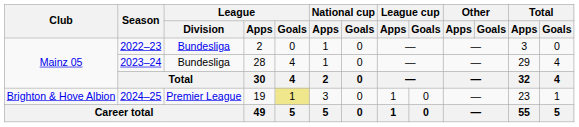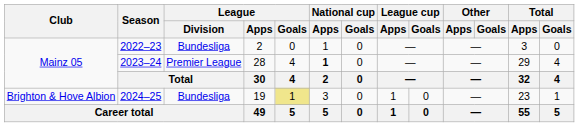(204, 63) Bundesliga -> (204, 63) Premier League
(326, 63) normal -> (326, 63) bold
(204, 96) Premier League -> (204, 96) Bundesliga
